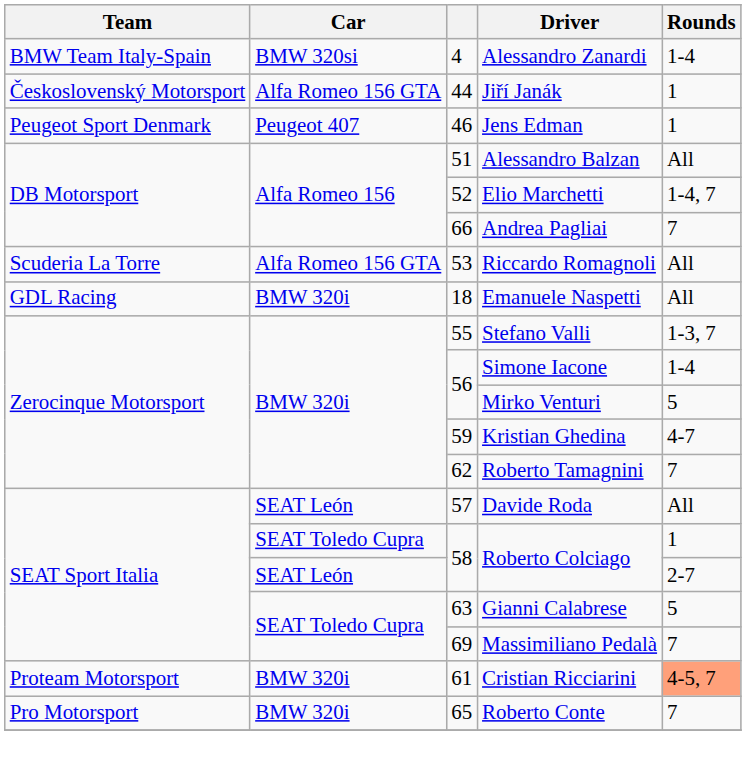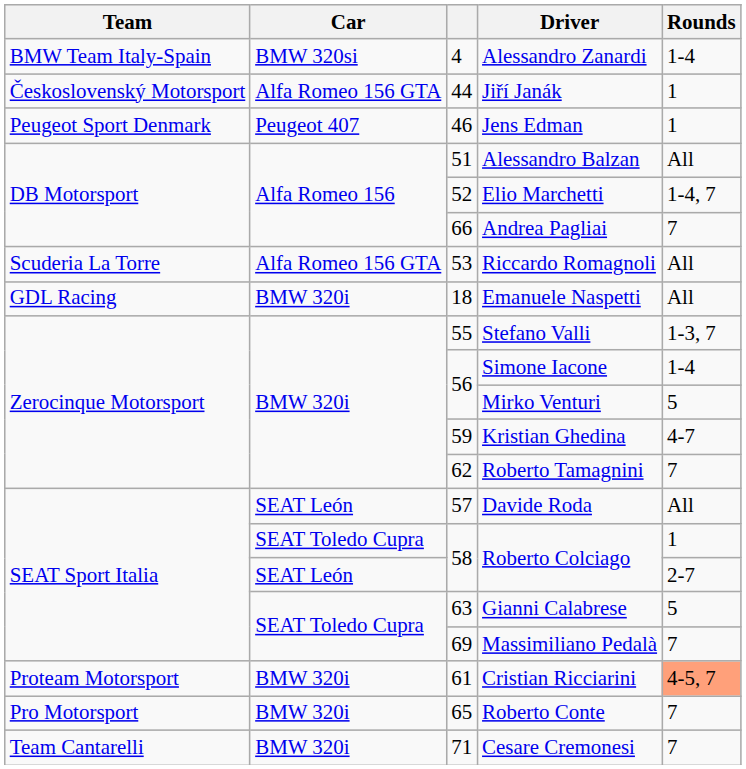+ row: (302, 746)
